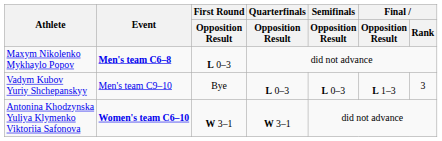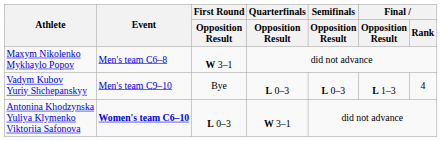(135, 59) bold -> (133, 59) normal
(219, 65) L 0–3 -> (219, 65) W 3–1
(423, 86) 3 -> (423, 86) 4
(219, 123) W 3–1 -> (219, 123) L 0–3
